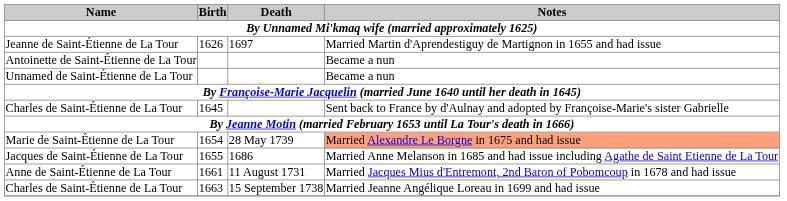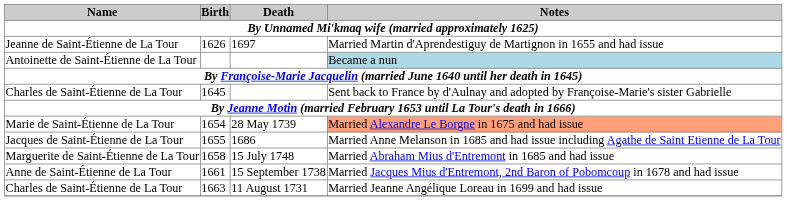(360, 60) no background -> (363, 60) lightblue background
- row: (99, 76)
+ row: (102, 156)
(267, 172) 11 August 1731 -> (279, 172) 15 September 1738
(276, 188) 15 September 1738 -> (270, 188) 11 August 1731
